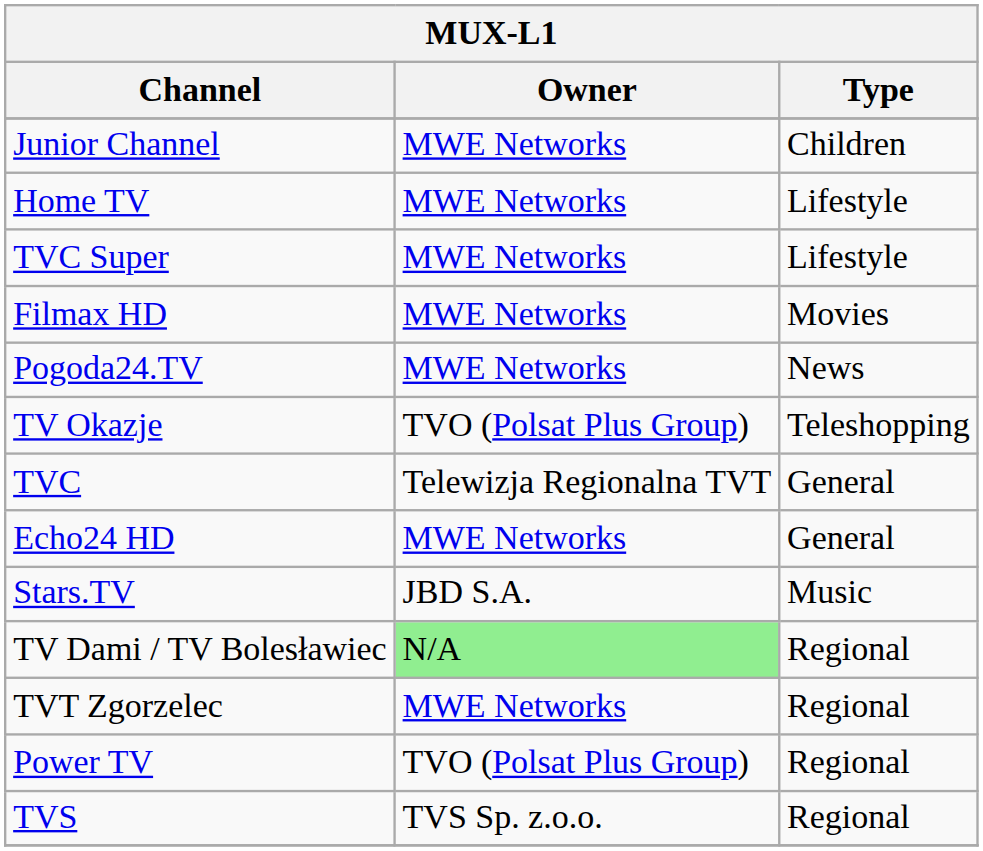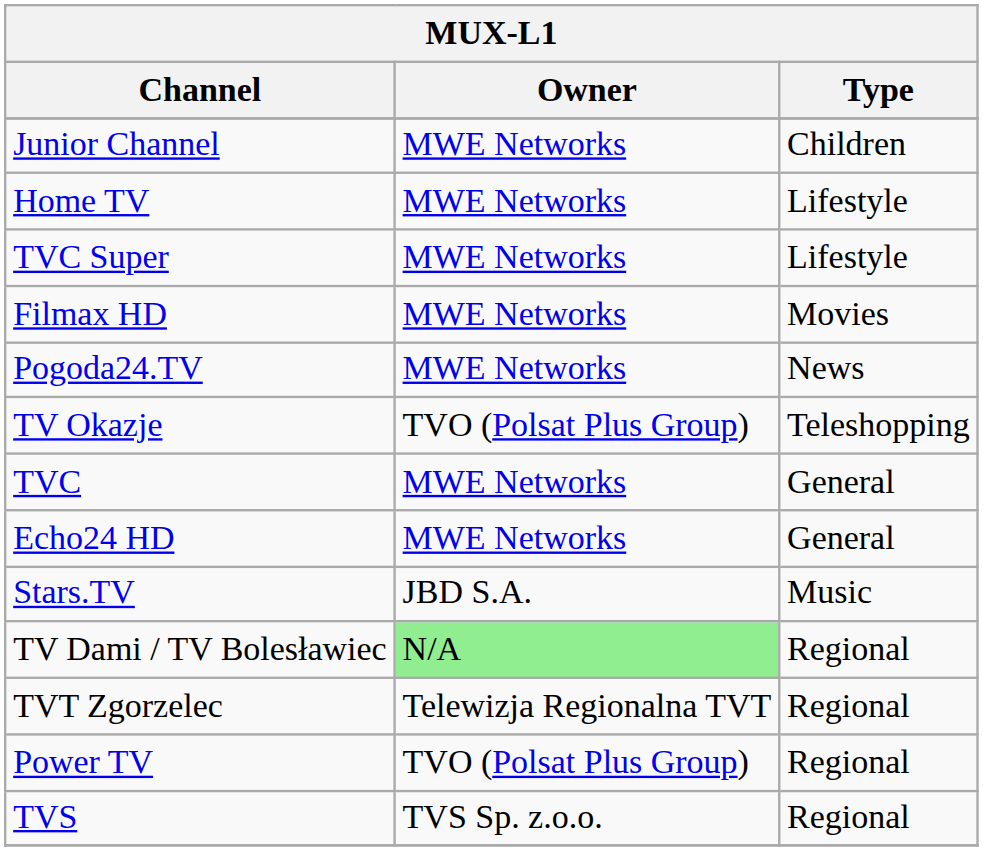(587, 481) Telewizja Regionalna TVT -> (514, 481) MWE Networks
(514, 705) MWE Networks -> (587, 705) Telewizja Regionalna TVT
